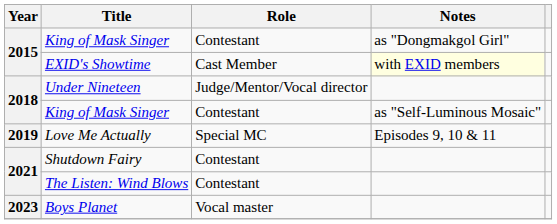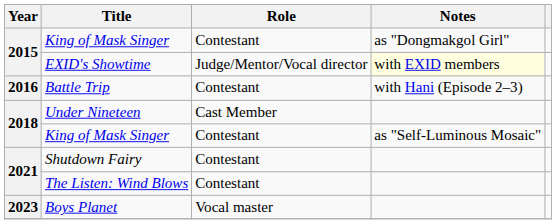(236, 64) Cast Member -> (281, 64) Judge/Mentor/Vocal director
+ row: (23, 87)
(281, 87) Judge/Mentor/Vocal director -> (236, 111) Cast Member
- row: (23, 135)
